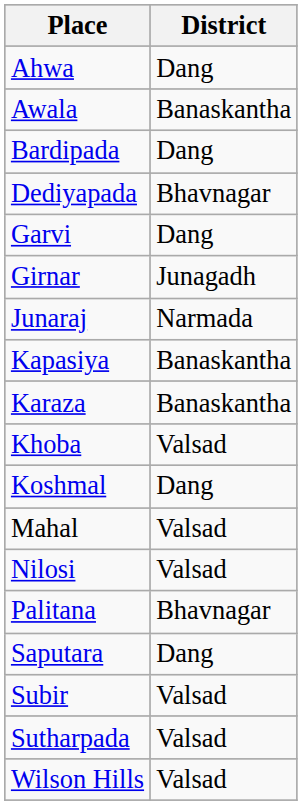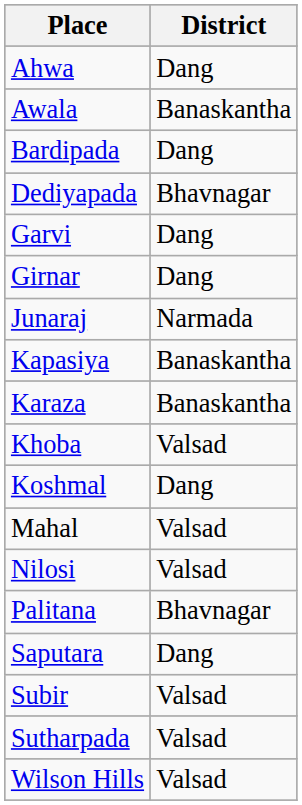(206, 276) Junagadh -> (185, 276) Dang
